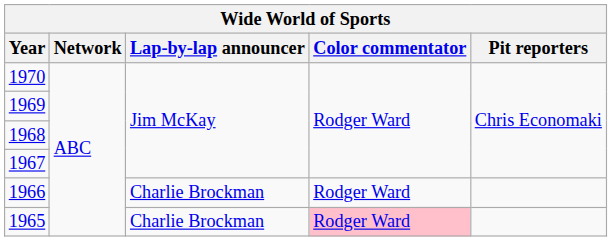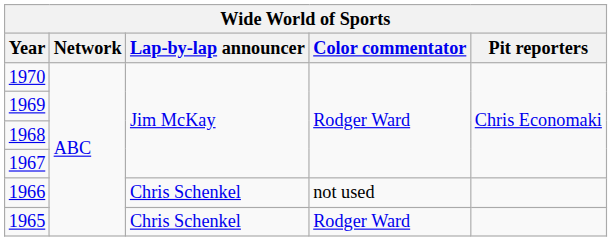(197, 192) Charlie Brockman -> (185, 192) Chris Schenkel
(362, 192) Rodger Ward -> (344, 192) not used
(197, 221) Charlie Brockman -> (185, 221) Chris Schenkel
(362, 221) pink background -> (362, 221) no background
